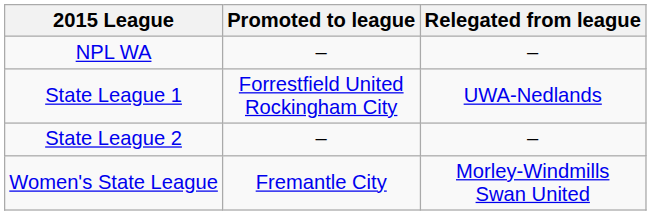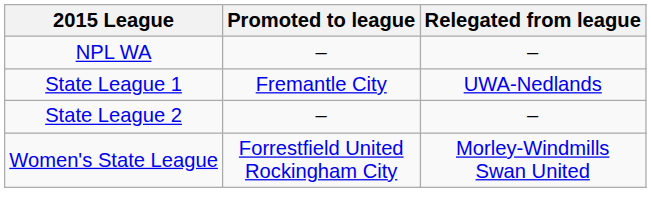(321, 95) Forrestfield United Rockingham City -> (321, 84) Fremantle City
(321, 182) Fremantle City -> (321, 159) Forrestfield United Rockingham City
